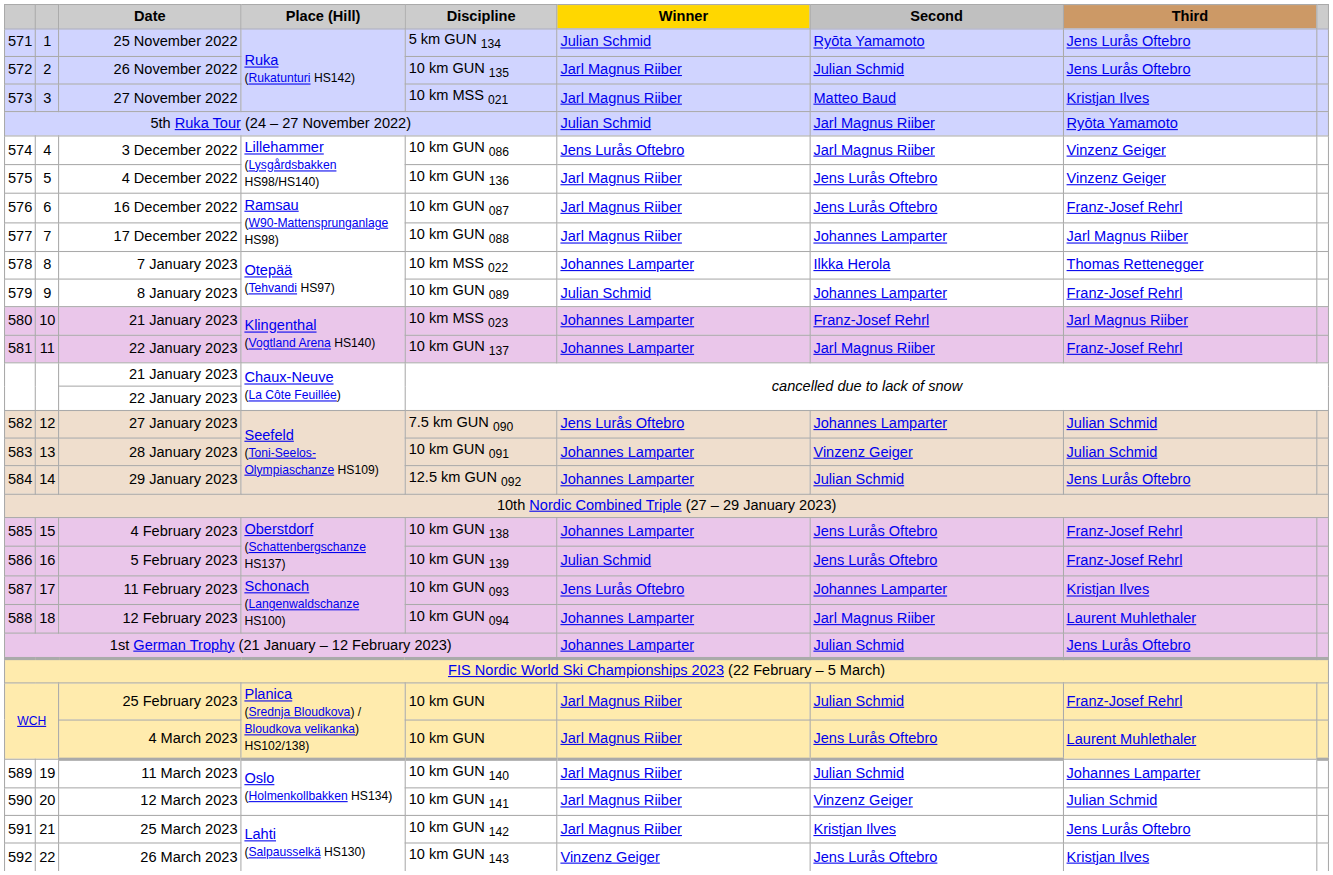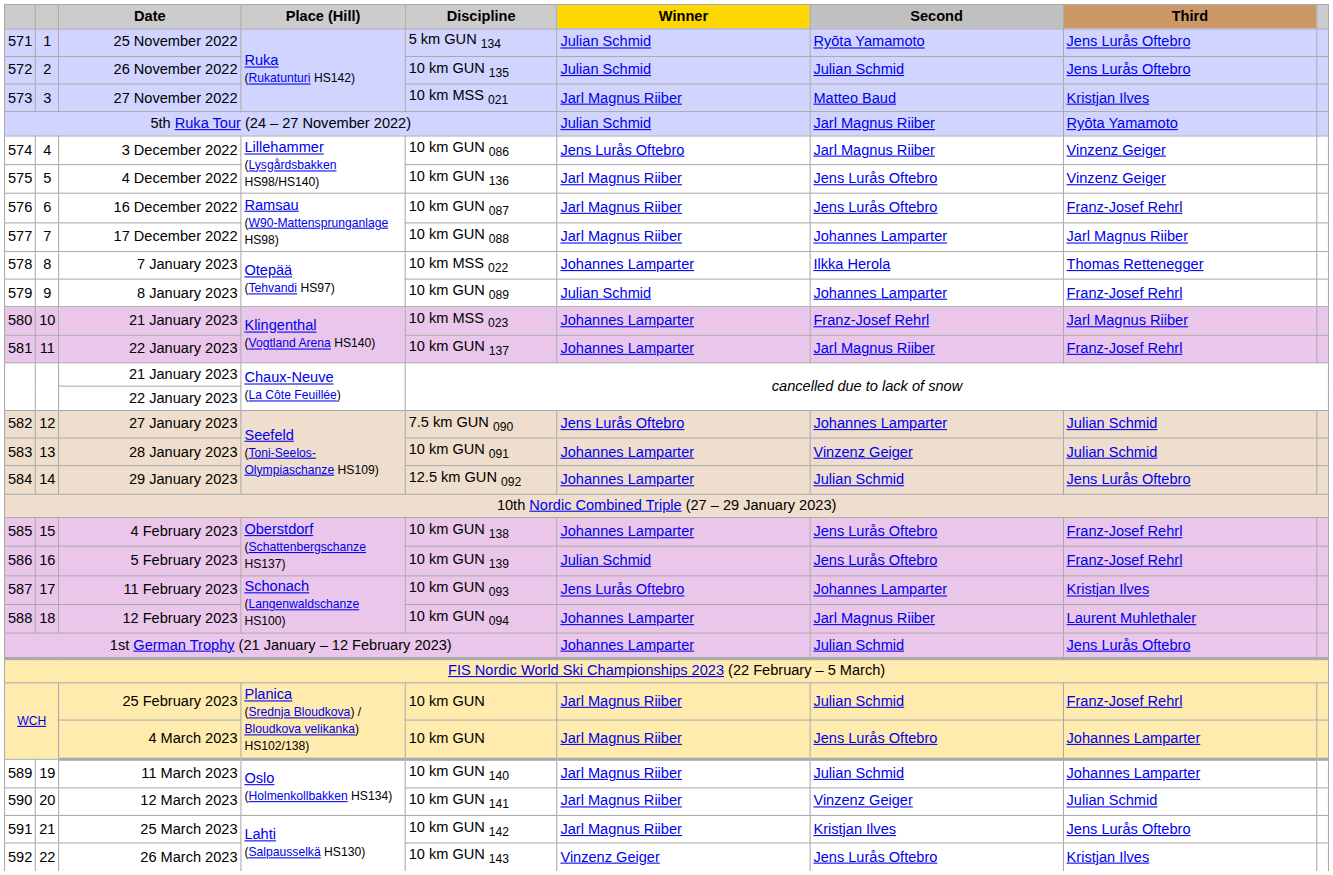(621, 69) Jarl Magnus Riiber -> (606, 69) Julian Schmid
(1131, 739) Laurent Muhlethaler -> (1133, 738) Johannes Lamparter
